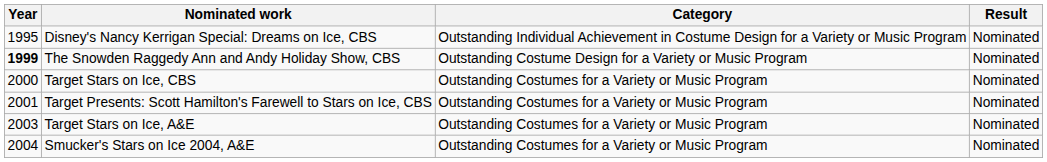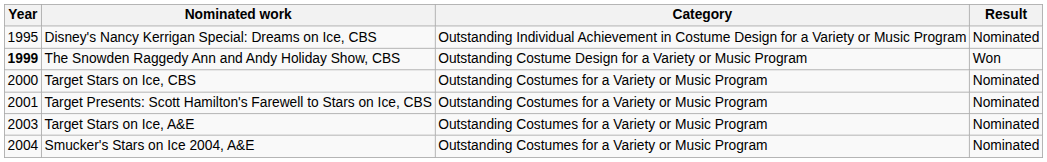(1006, 59) Nominated -> (987, 59) Won
